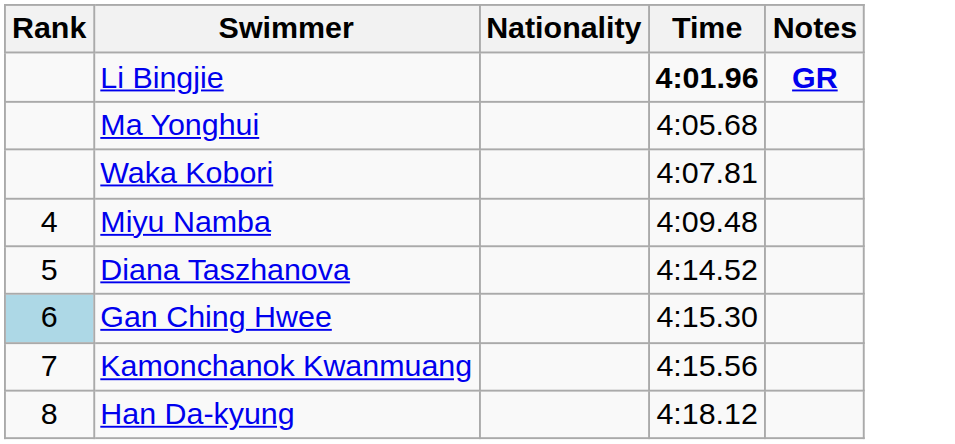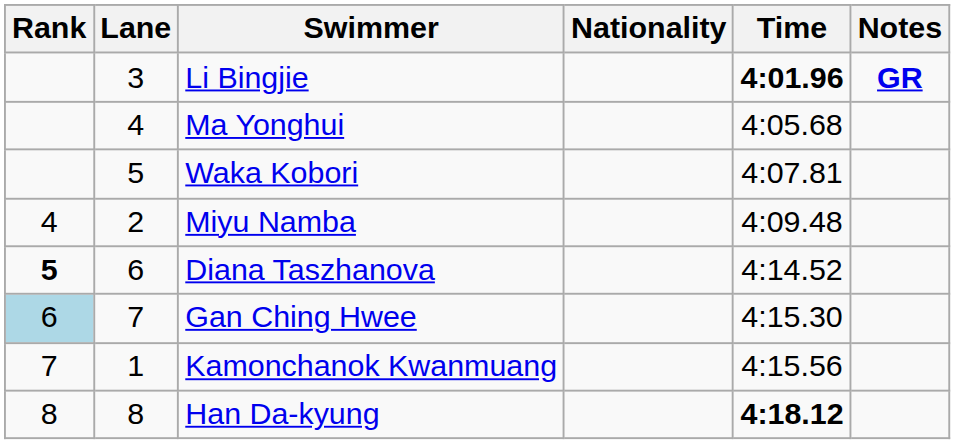+ column: (136, 28)
(49, 269) normal -> (49, 269) bold
(707, 414) normal -> (792, 414) bold
